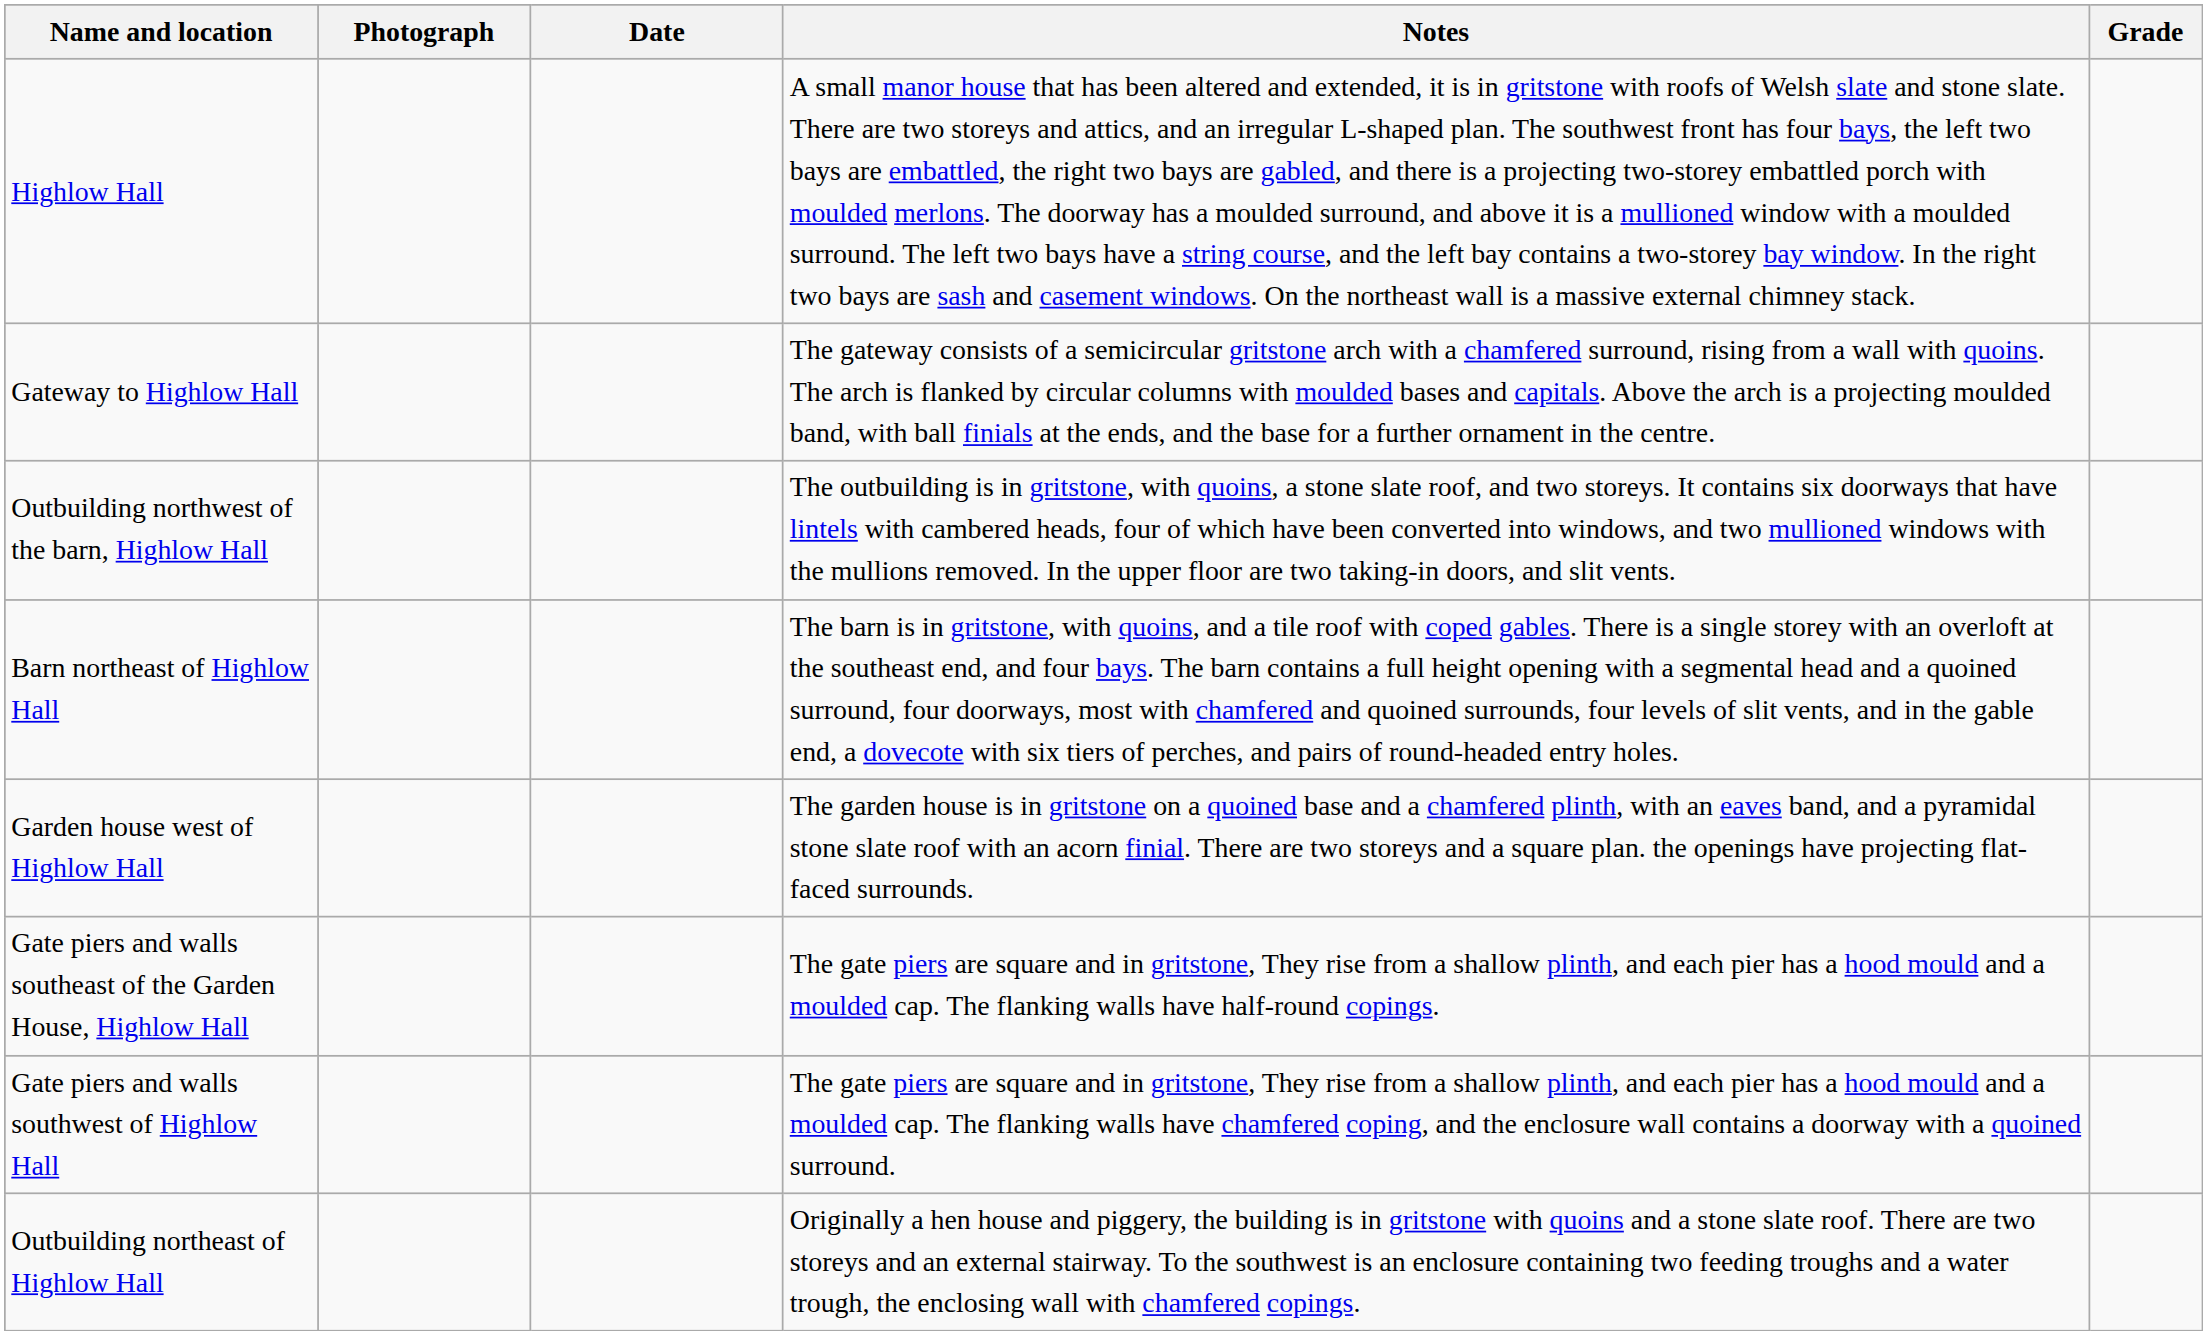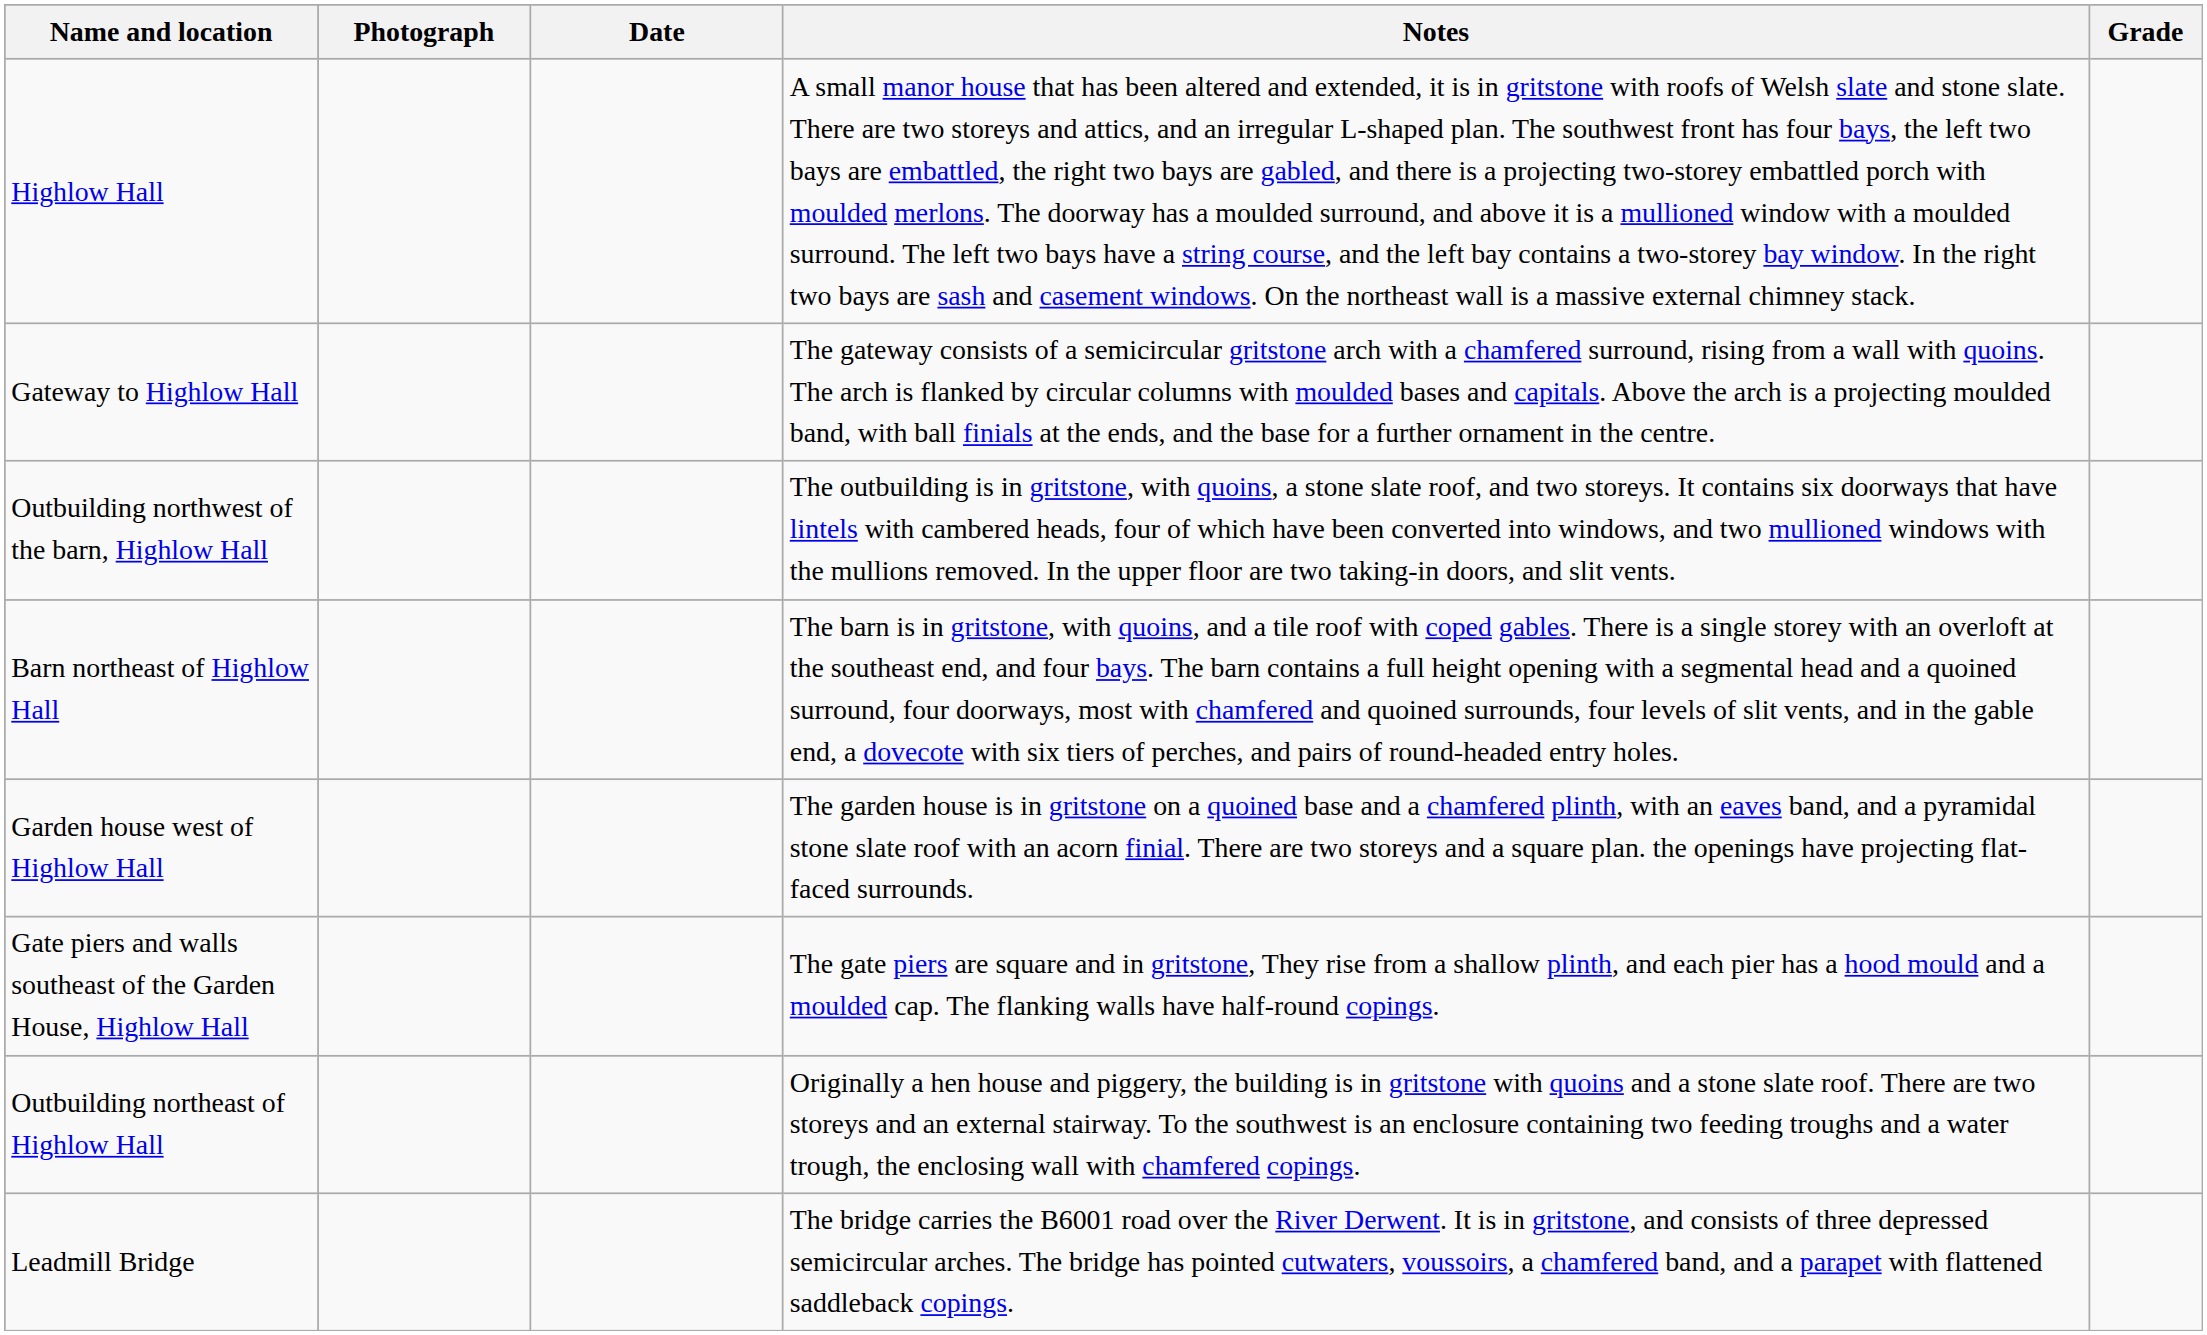- row: (134, 1123)
+ row: (103, 1261)
